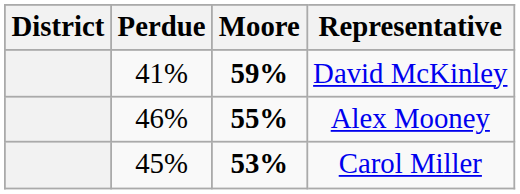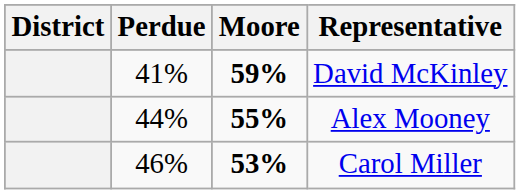(162, 118) 46% -> (162, 118) 44%
(162, 164) 45% -> (162, 164) 46%
